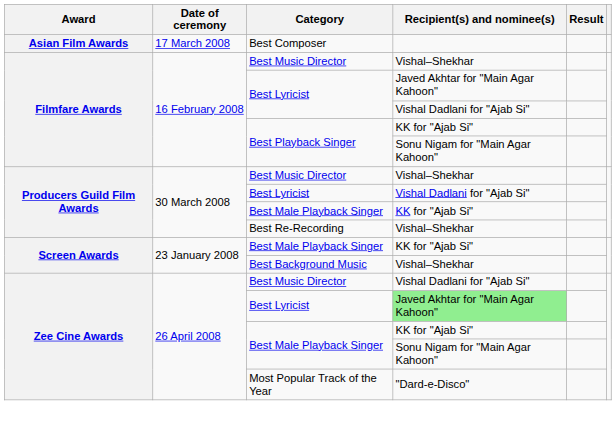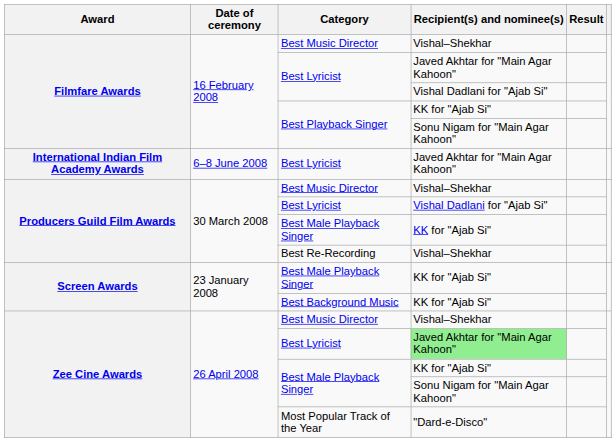- row: (79, 43)
+ row: (97, 164)
(435, 264) Vishal–Shekhar -> (452, 302) KK for "Ajab Si"
(462, 282) Vishal Dadlani for "Ajab Si" -> (452, 319) Vishal–Shekhar
